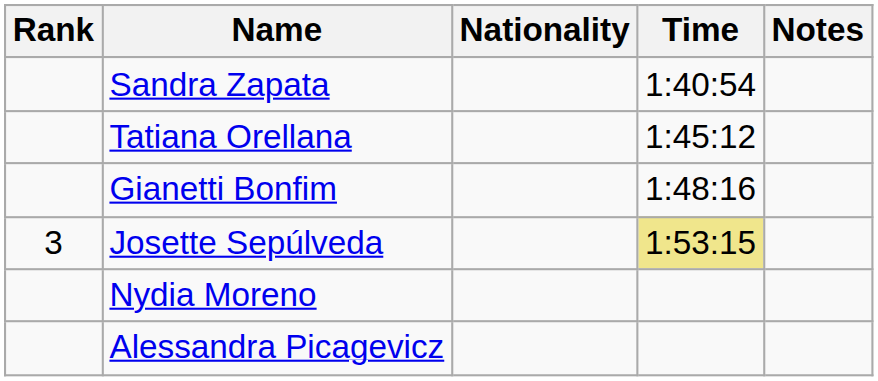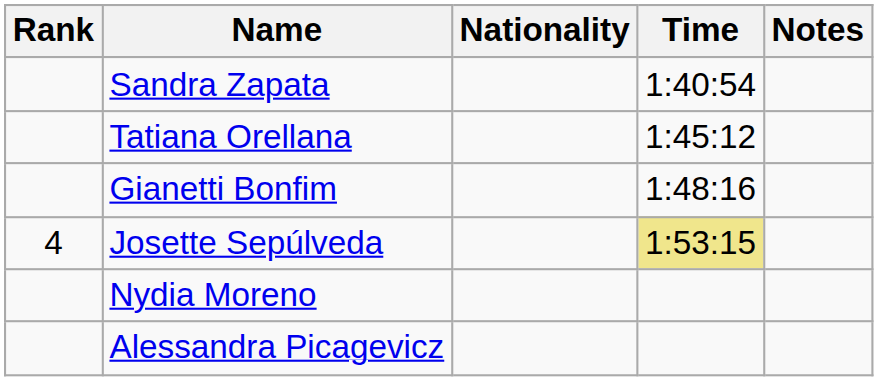(53, 242) 3 -> (53, 242) 4
